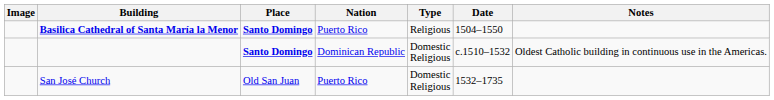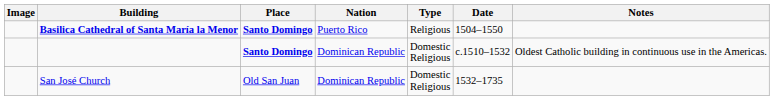(342, 80) Puerto Rico -> (361, 80) Dominican Republic
